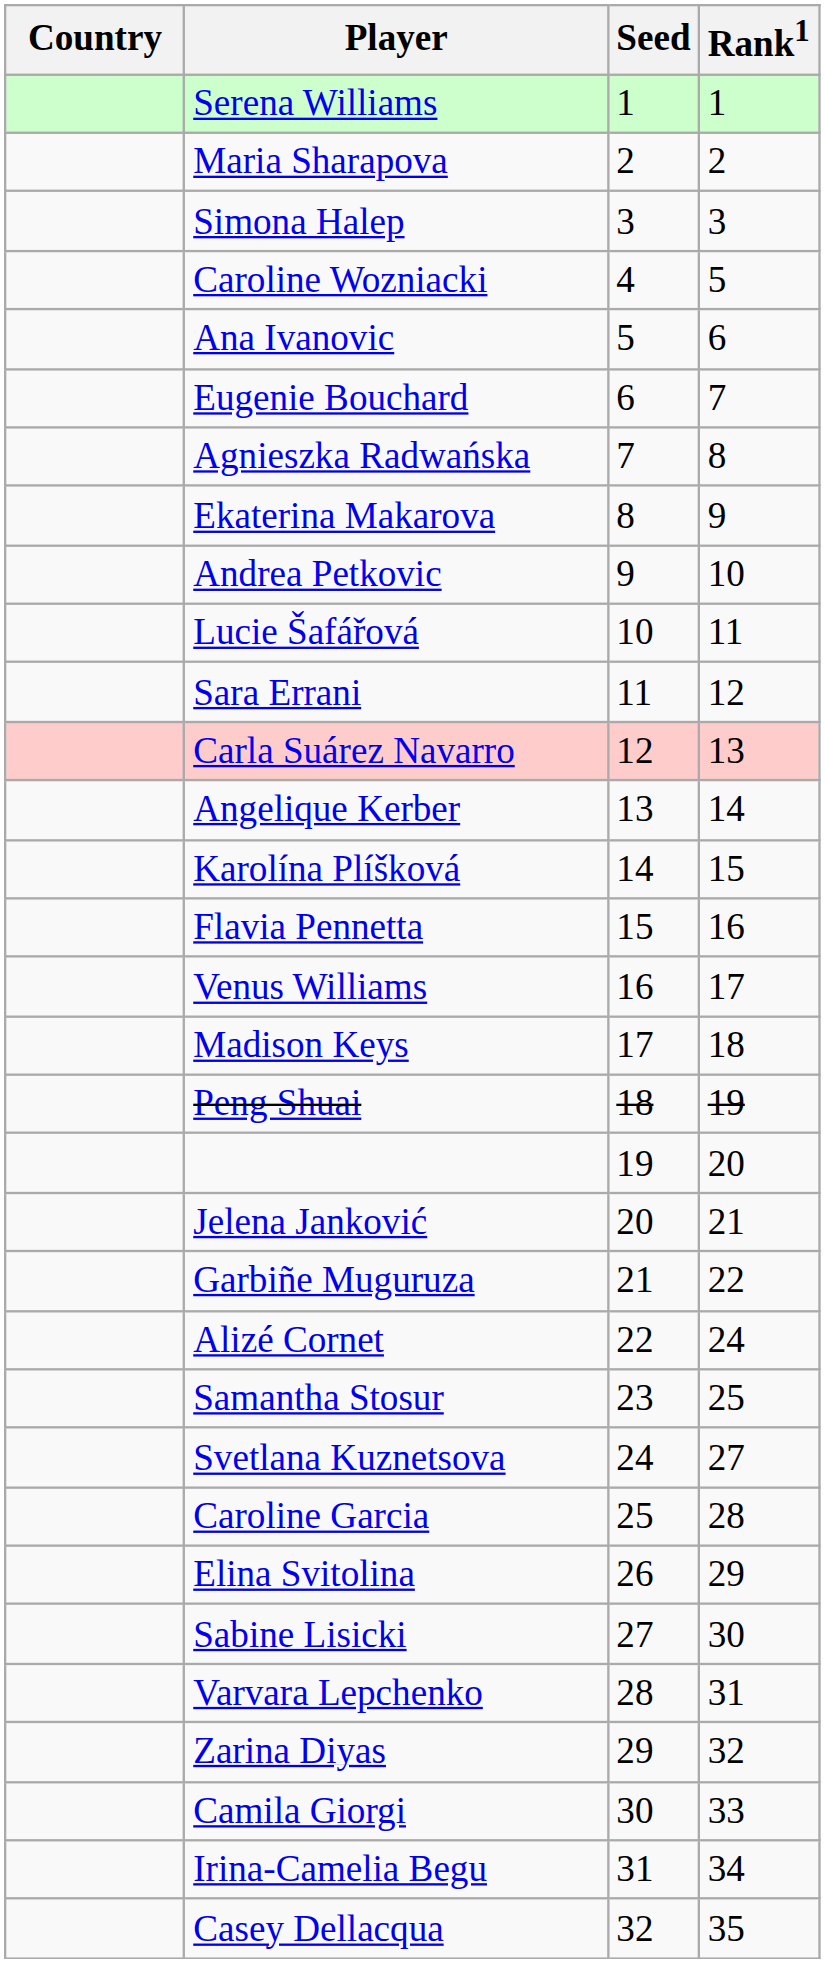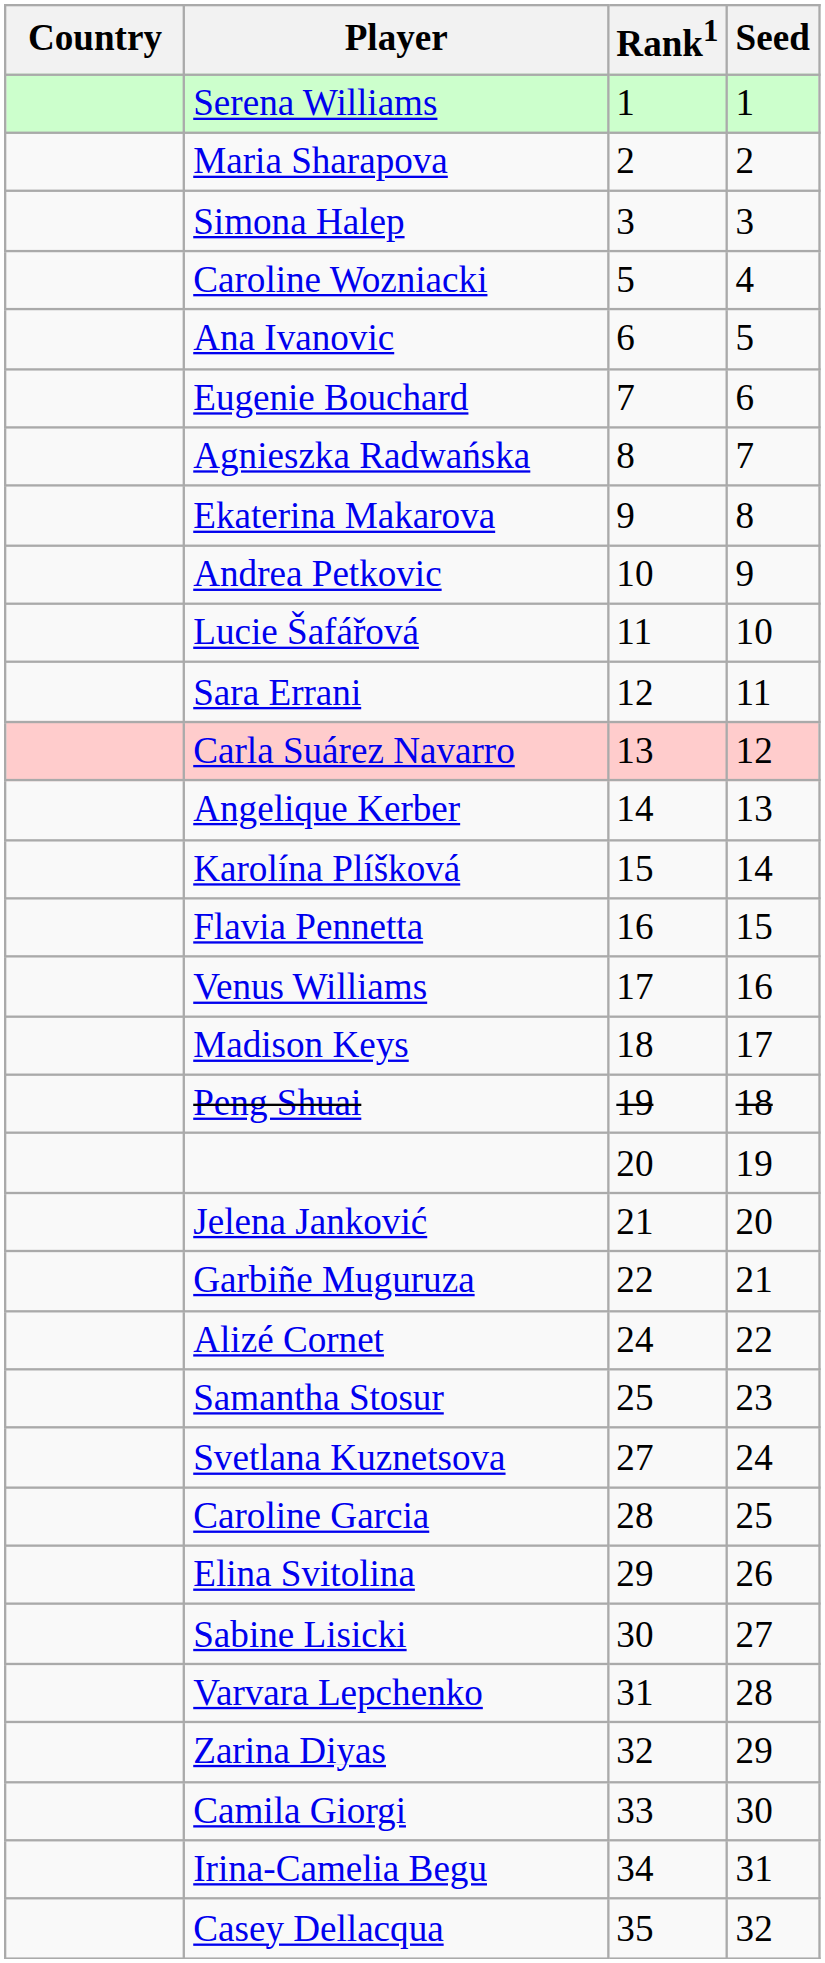columns swapped: (759, 38) <-> (653, 38)
